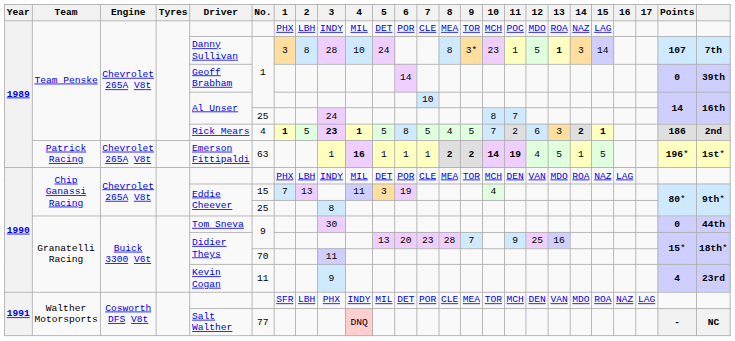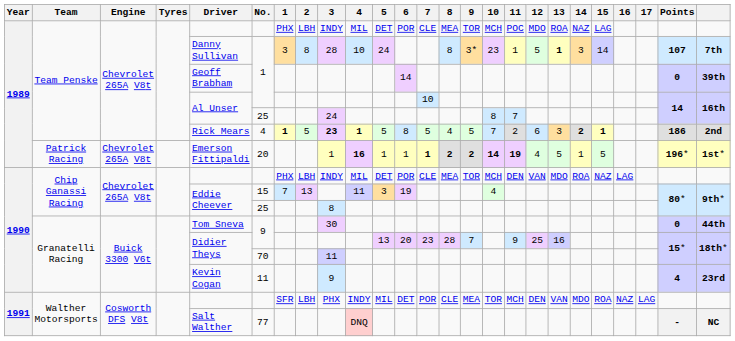(263, 154) 63 -> (263, 154) 20
(428, 154) normal -> (428, 154) bold
